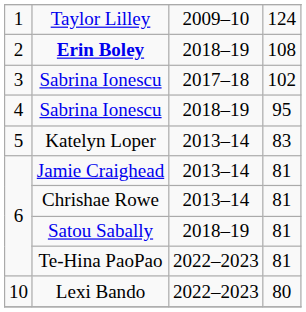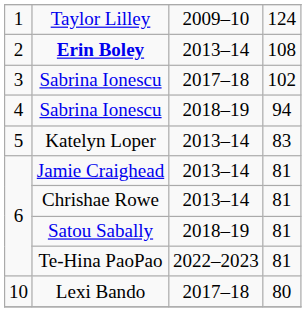(216, 49) 2018–19 -> (216, 49) 2013–14
(282, 110) 95 -> (282, 110) 94
(216, 291) 2022–2023 -> (216, 291) 2017–18
